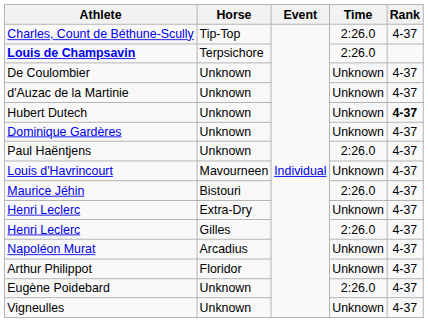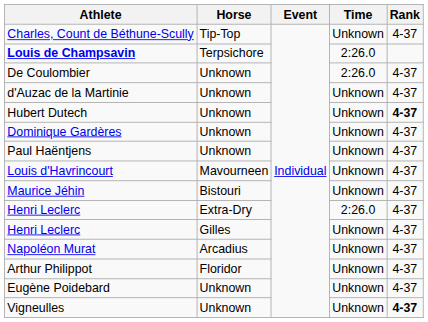(358, 34) 2:26.0 -> (358, 34) Unknown
(358, 73) Unknown -> (358, 73) 2:26.0
(358, 152) 2:26.0 -> (358, 152) Unknown
(358, 191) 2:26.0 -> (358, 191) Unknown
(358, 210) Unknown -> (358, 210) 2:26.0
(358, 230) 2:26.0 -> (358, 230) Unknown
(358, 289) 2:26.0 -> (358, 289) Unknown
(405, 308) normal -> (405, 308) bold
